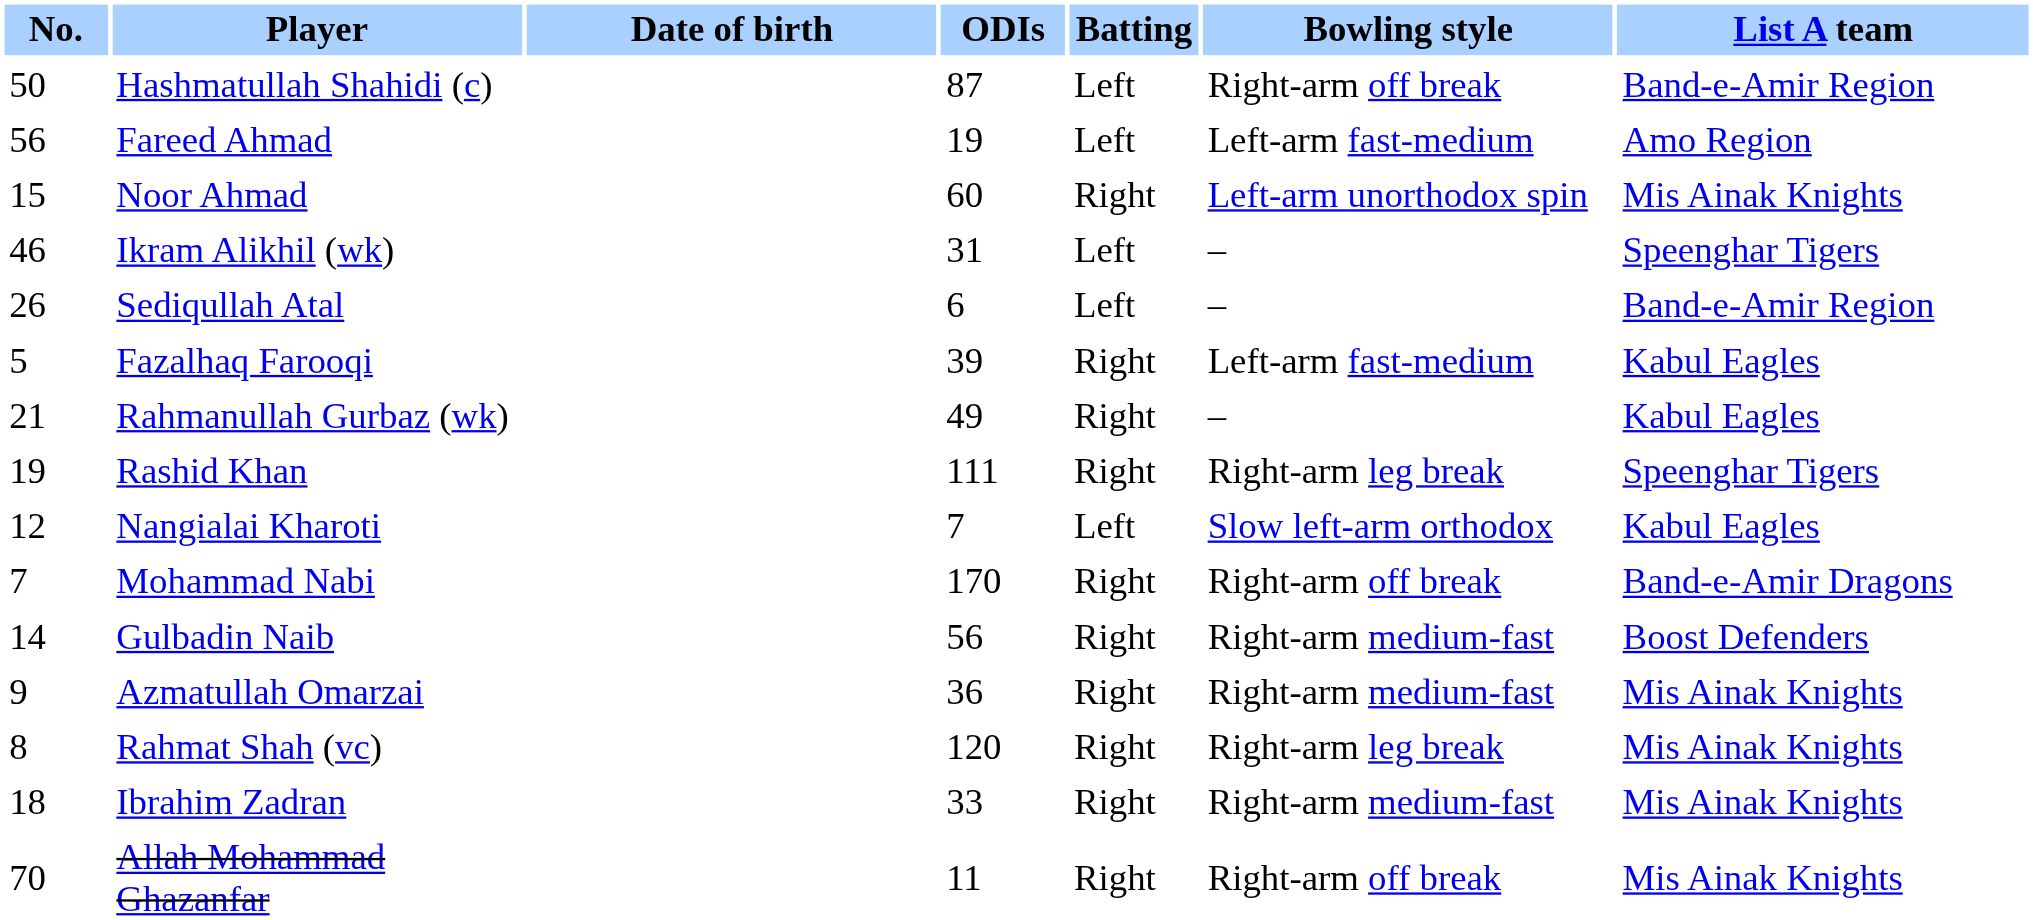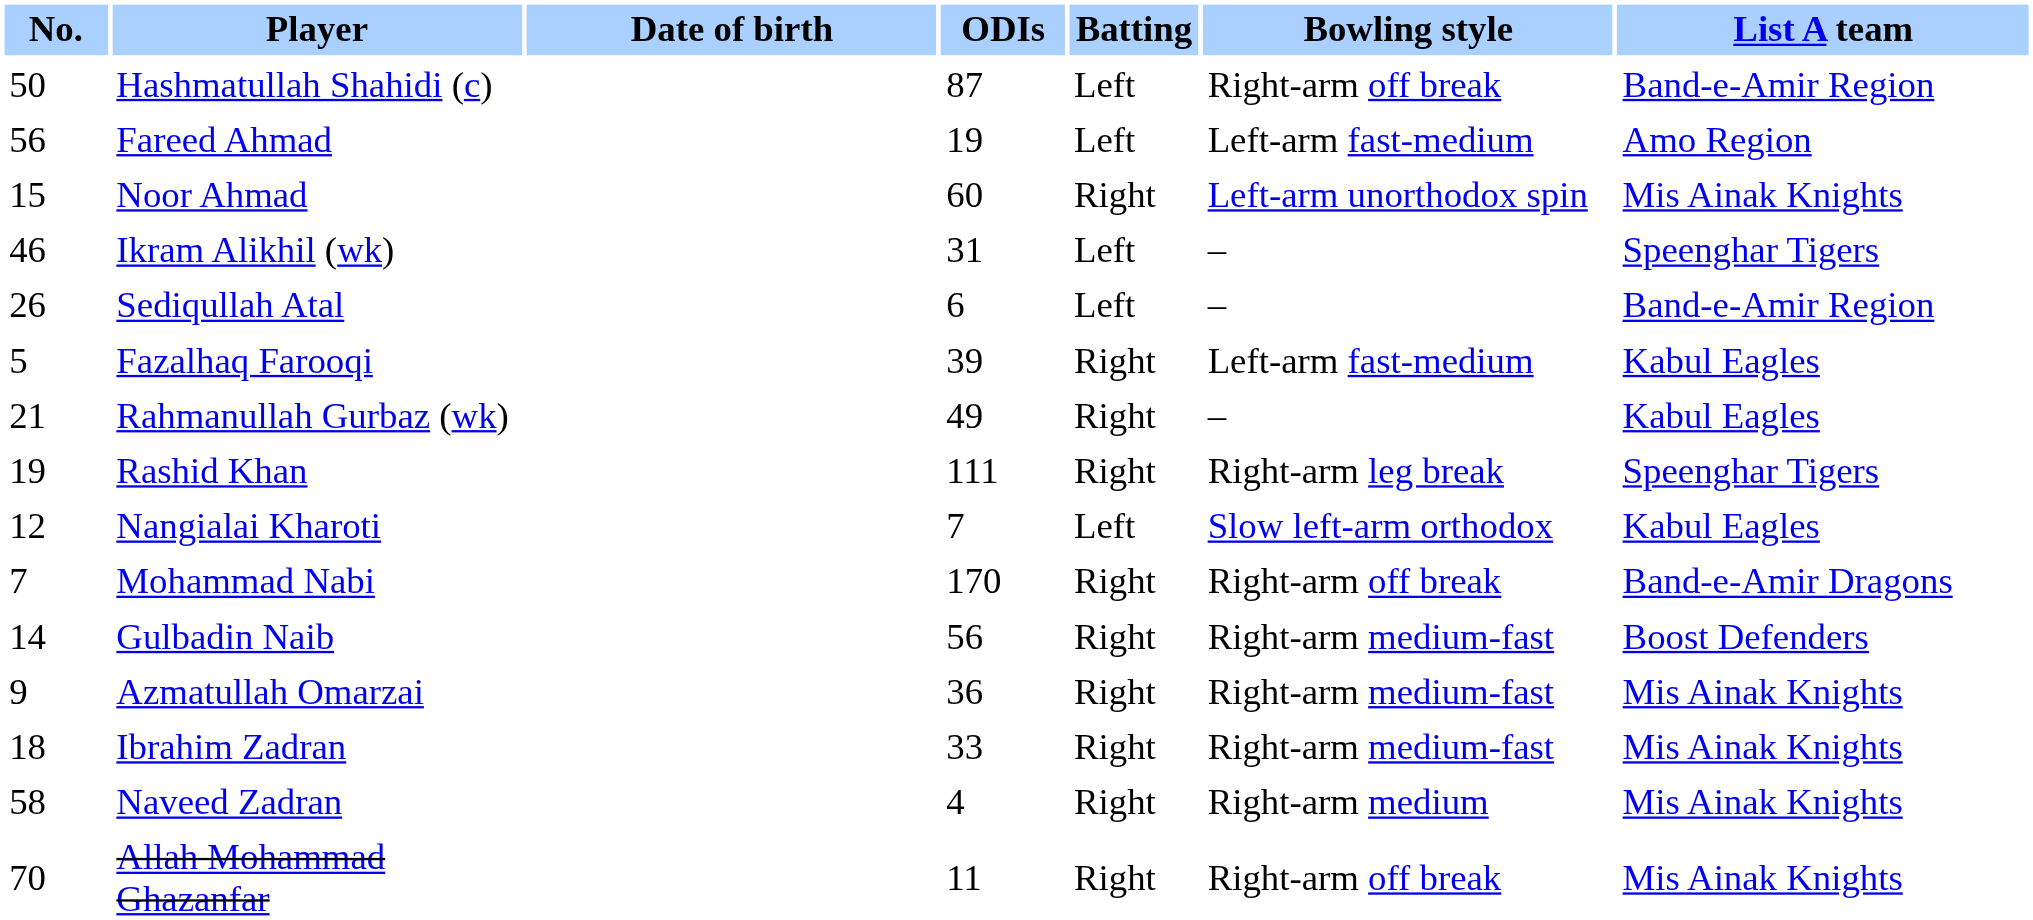- row: (249, 746)
+ row: (229, 802)
